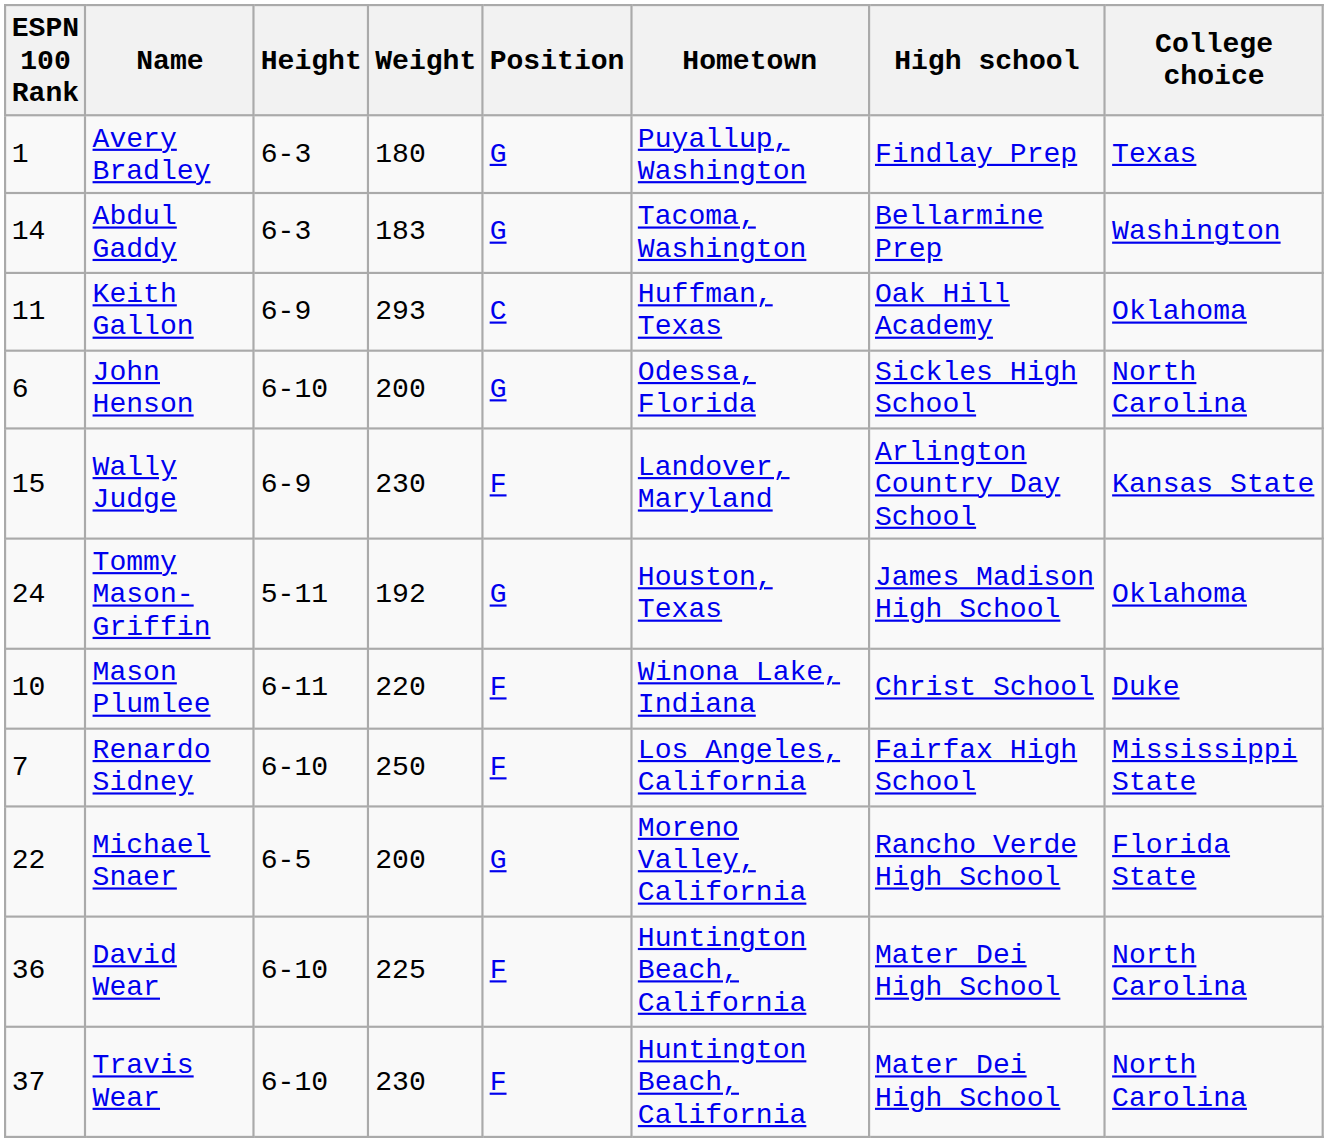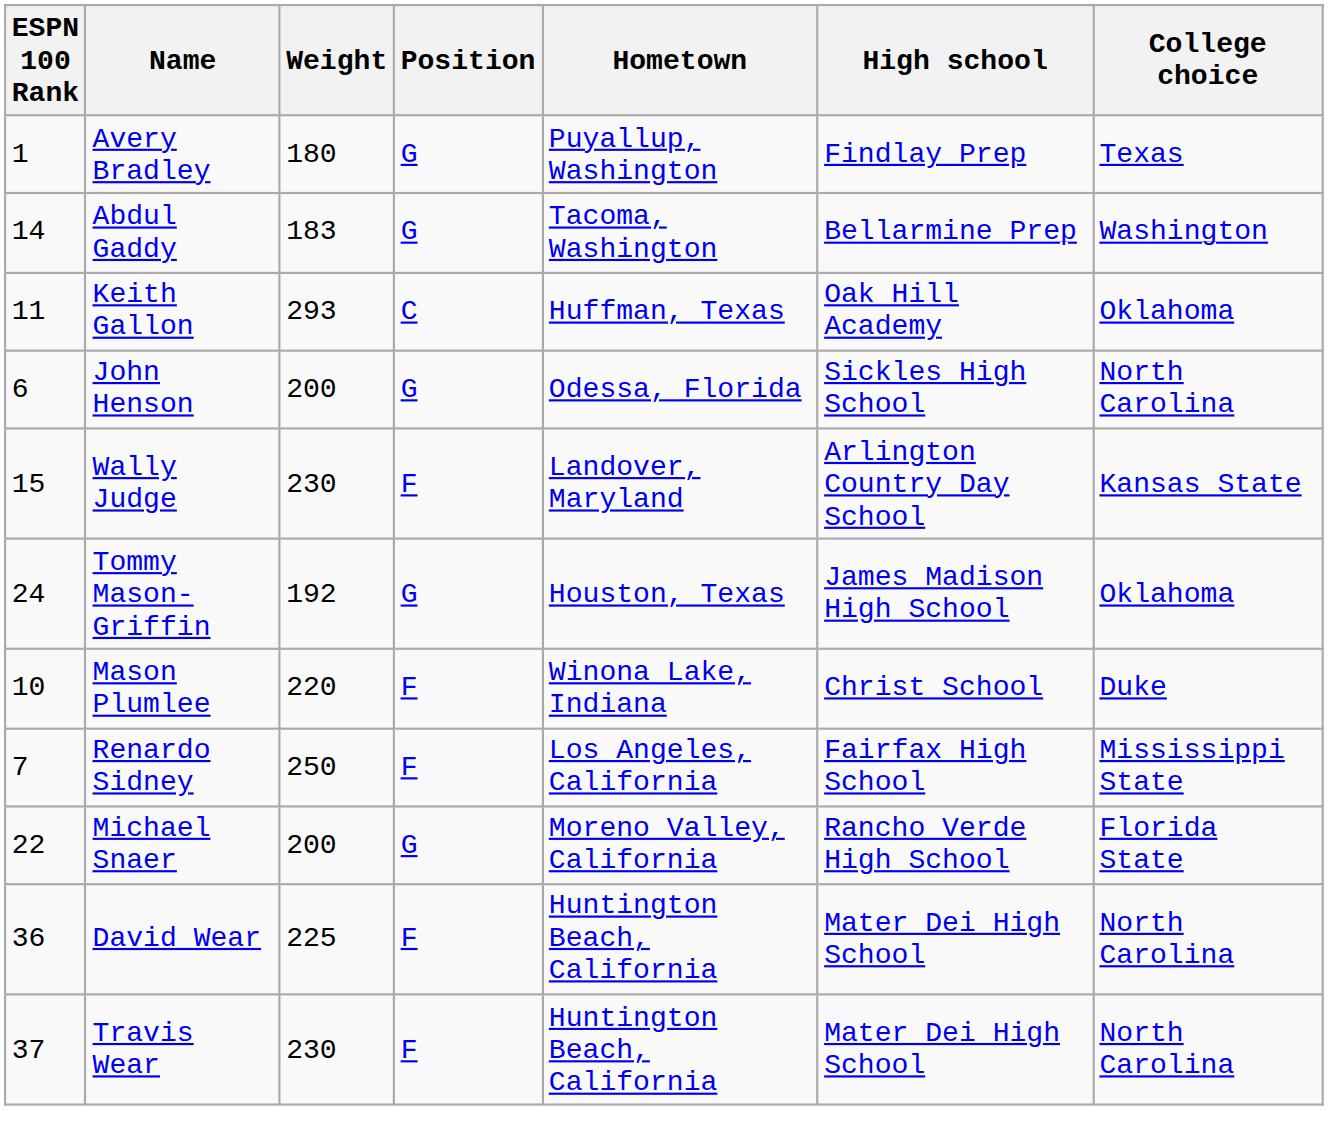- column: (311, 60)
